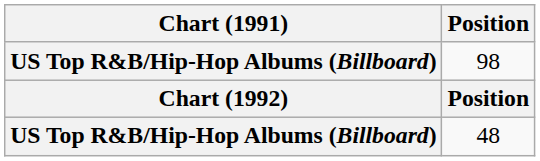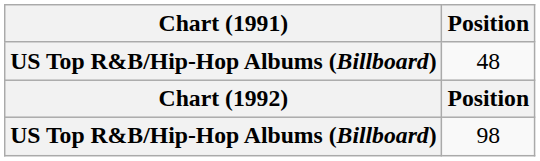rows swapped: (488, 60) <-> (488, 135)
